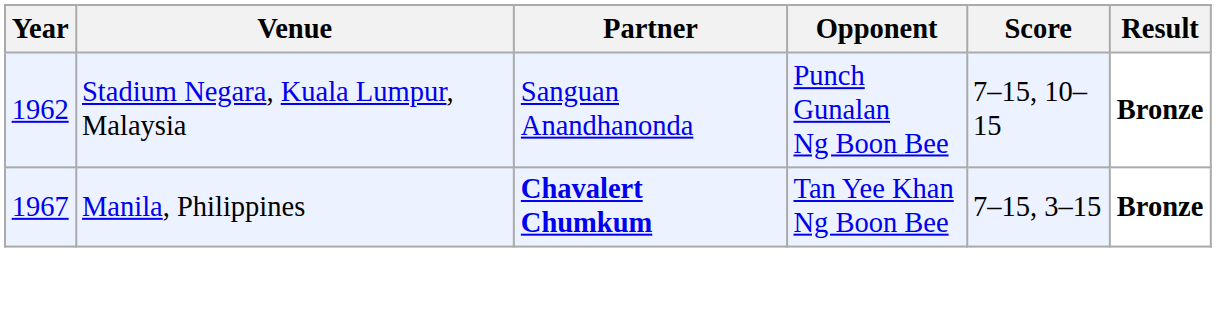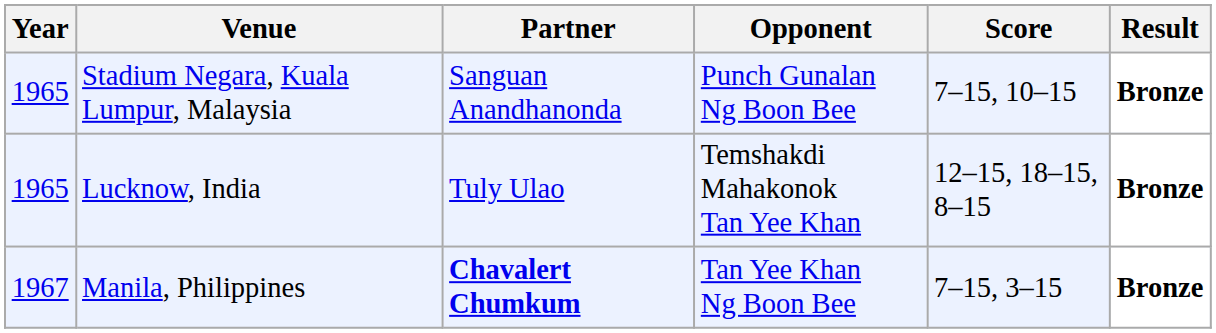(40, 109) 1962 -> (40, 92) 1965
+ row: (171, 189)
